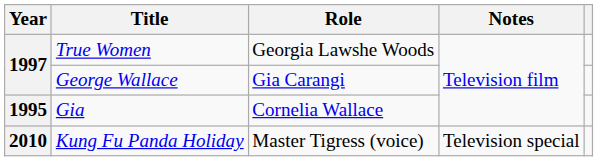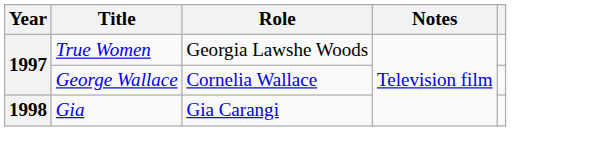(299, 79) Gia Carangi -> (252, 79) Cornelia Wallace
(28, 110) 1995 -> (28, 110) 1998
(318, 110) Cornelia Wallace -> (233, 110) Gia Carangi
- row: (150, 140)
